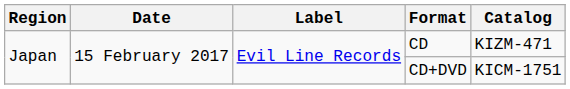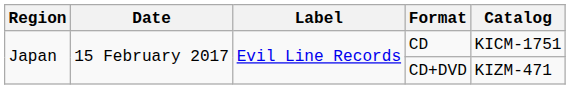(513, 44) KIZM-471 -> (518, 44) KICM-1751
(518, 70) KICM-1751 -> (513, 70) KIZM-471
